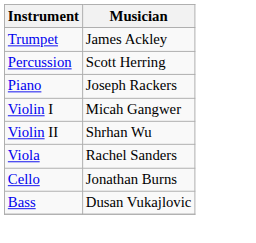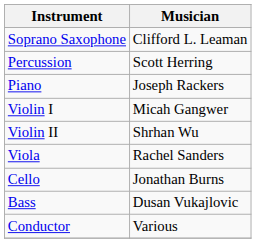- row: (33, 39)
+ row: (67, 39)
+ row: (39, 226)
